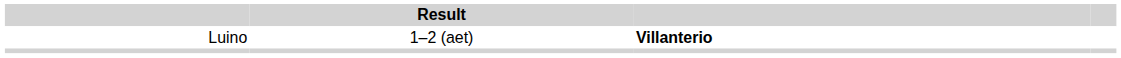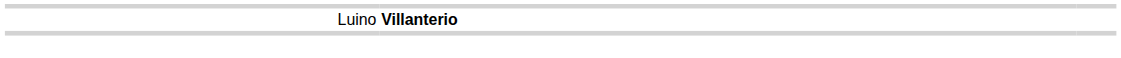- column: (442, 15)
